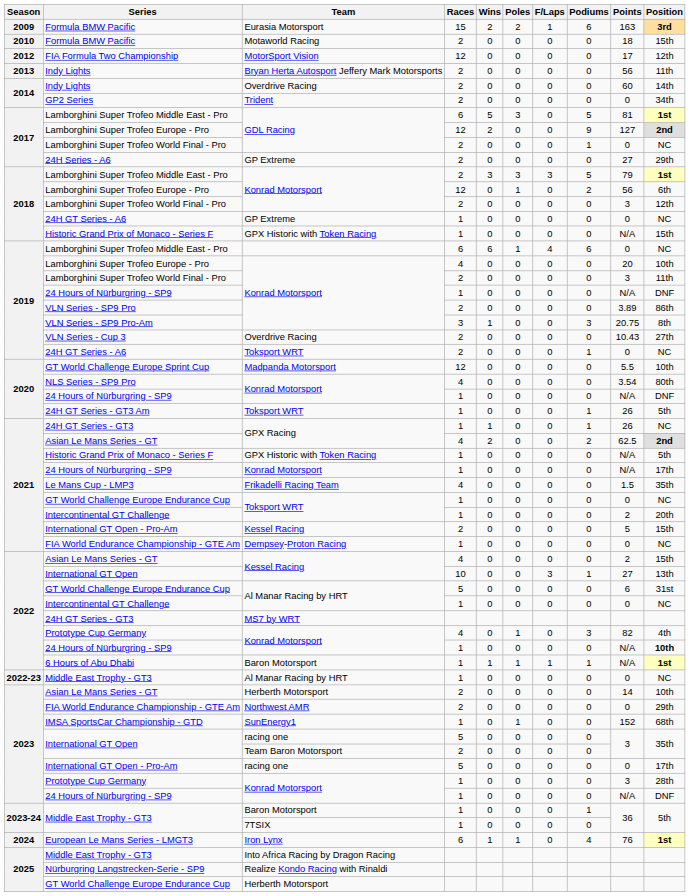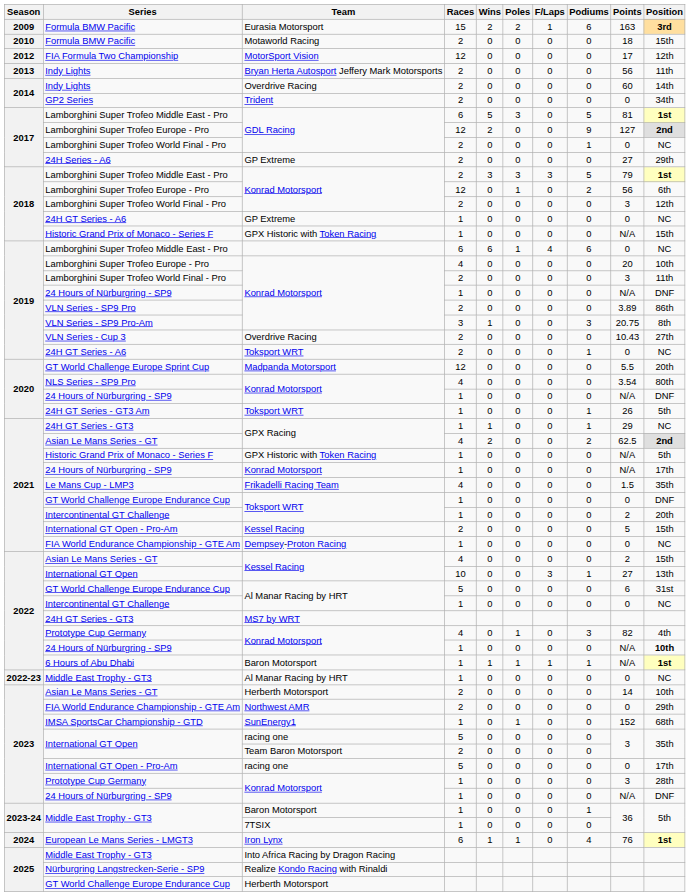(665, 367) 10th -> (665, 367) 20th
(627, 426) 26 -> (627, 426) 29
(665, 500) NC -> (665, 500) DNF
